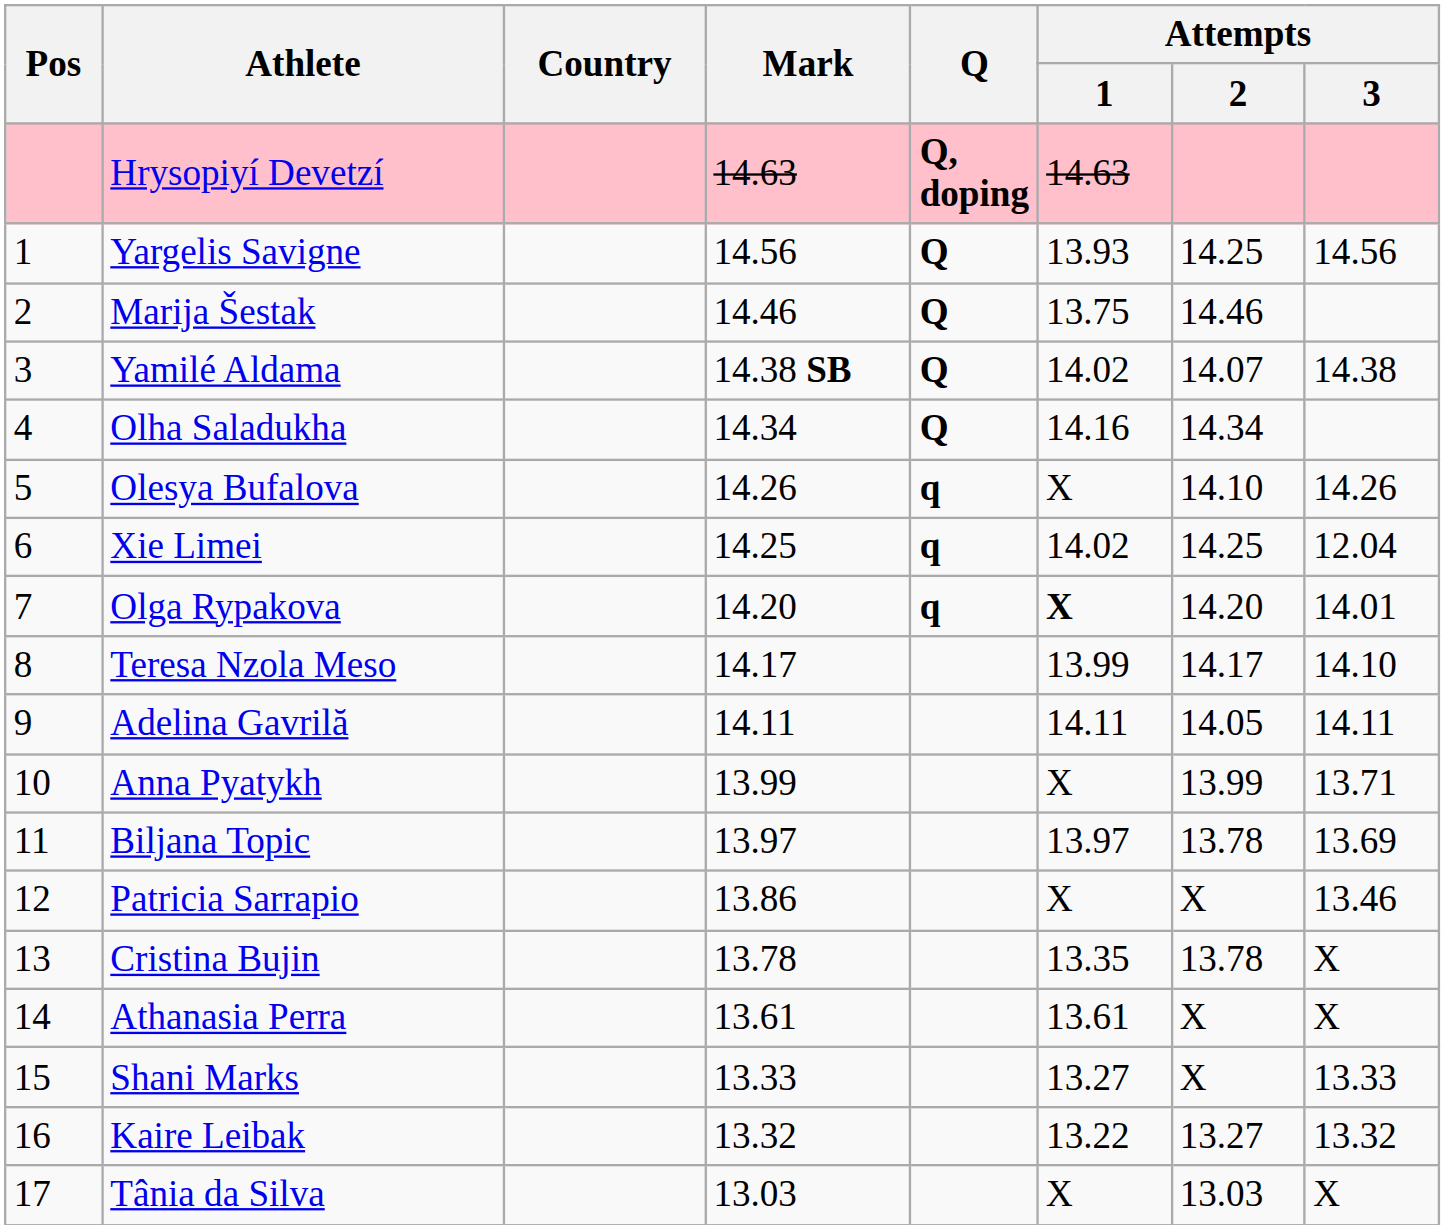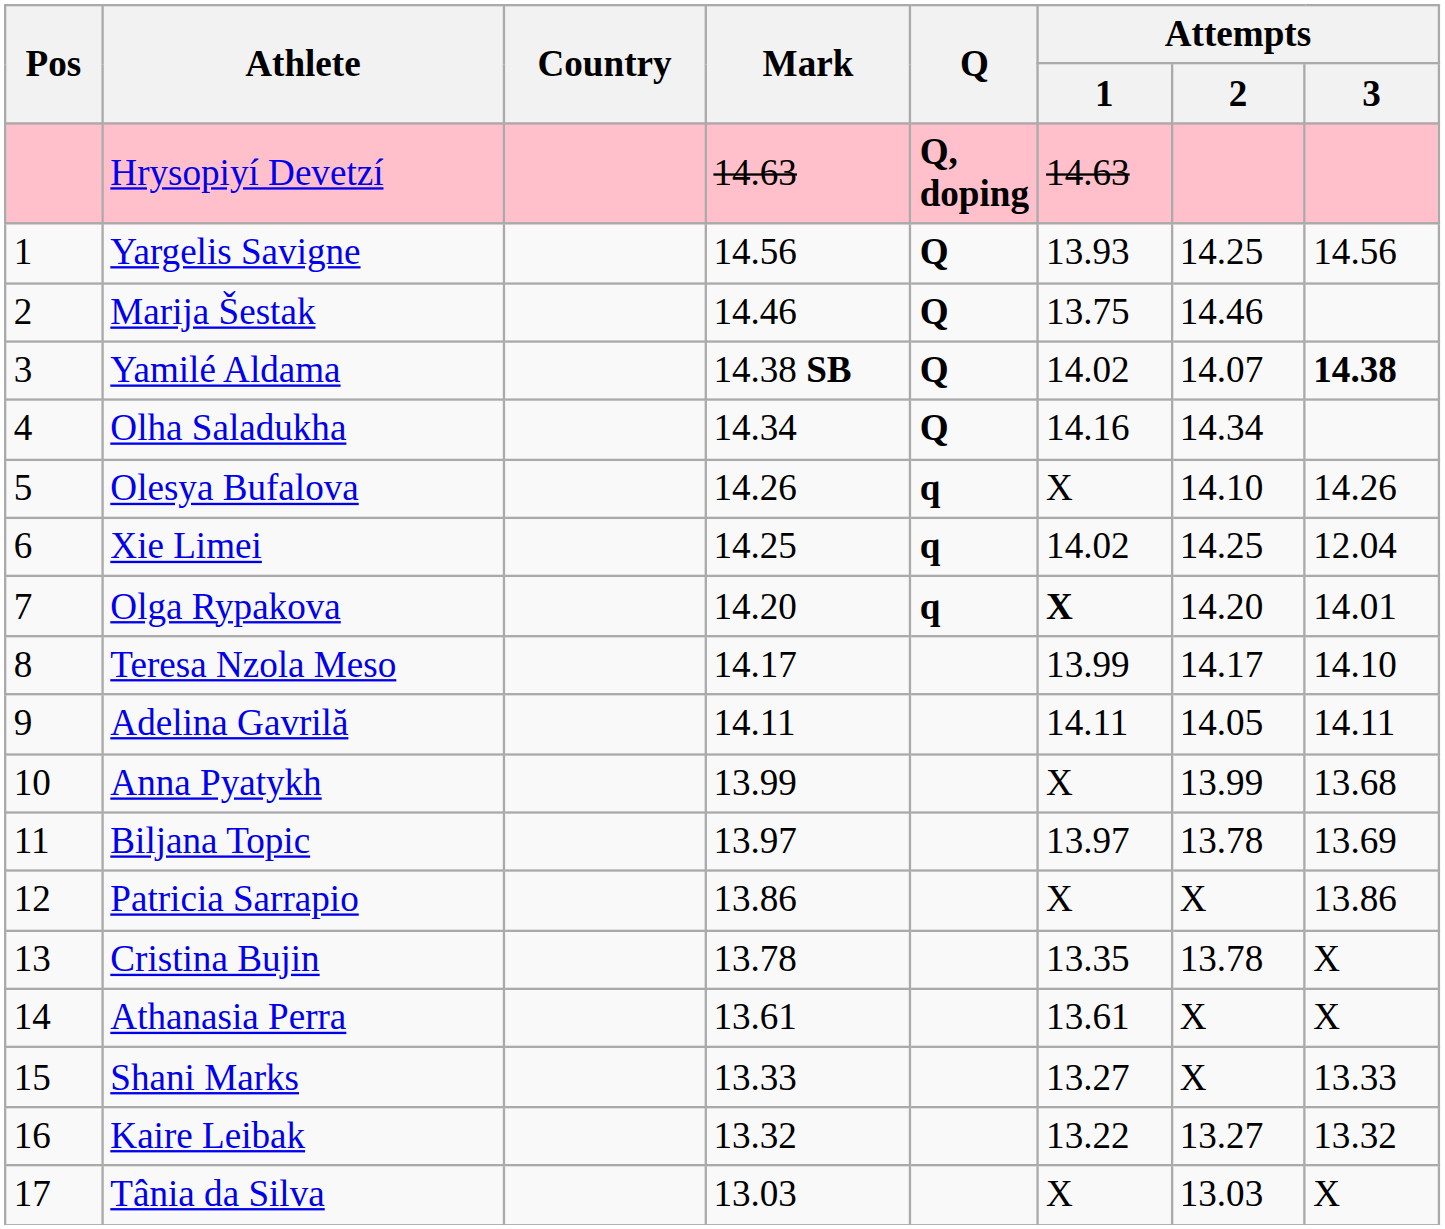(1355, 370) normal -> (1355, 370) bold
(1355, 782) 13.71 -> (1355, 782) 13.68
(1355, 899) 13.46 -> (1355, 899) 13.86
